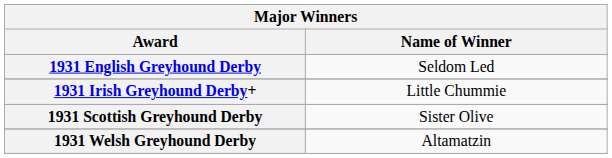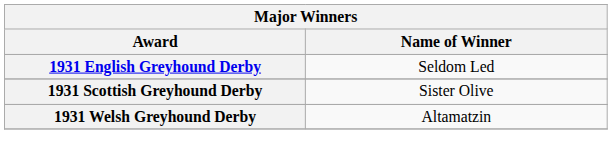- row: (155, 91)
